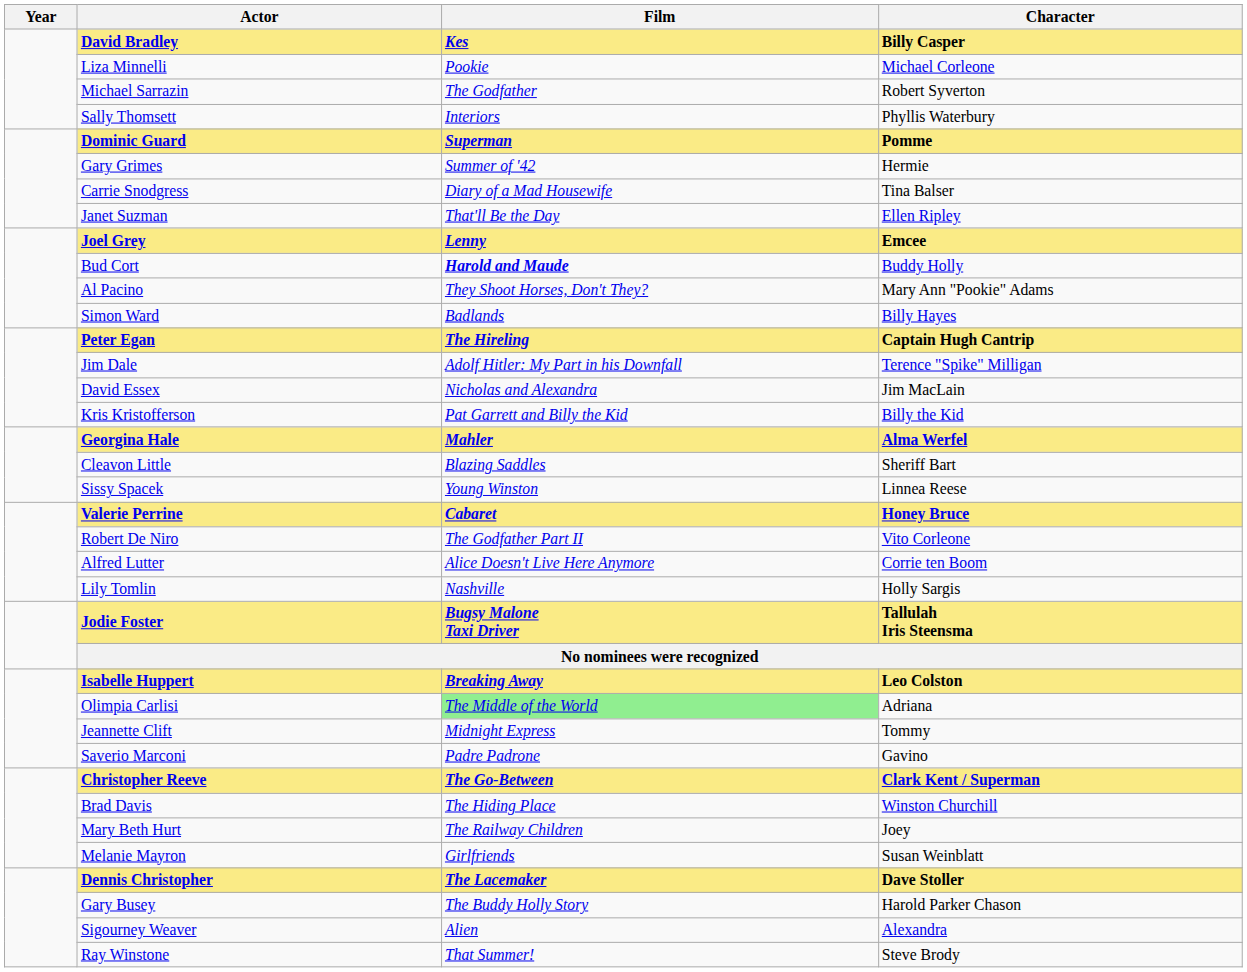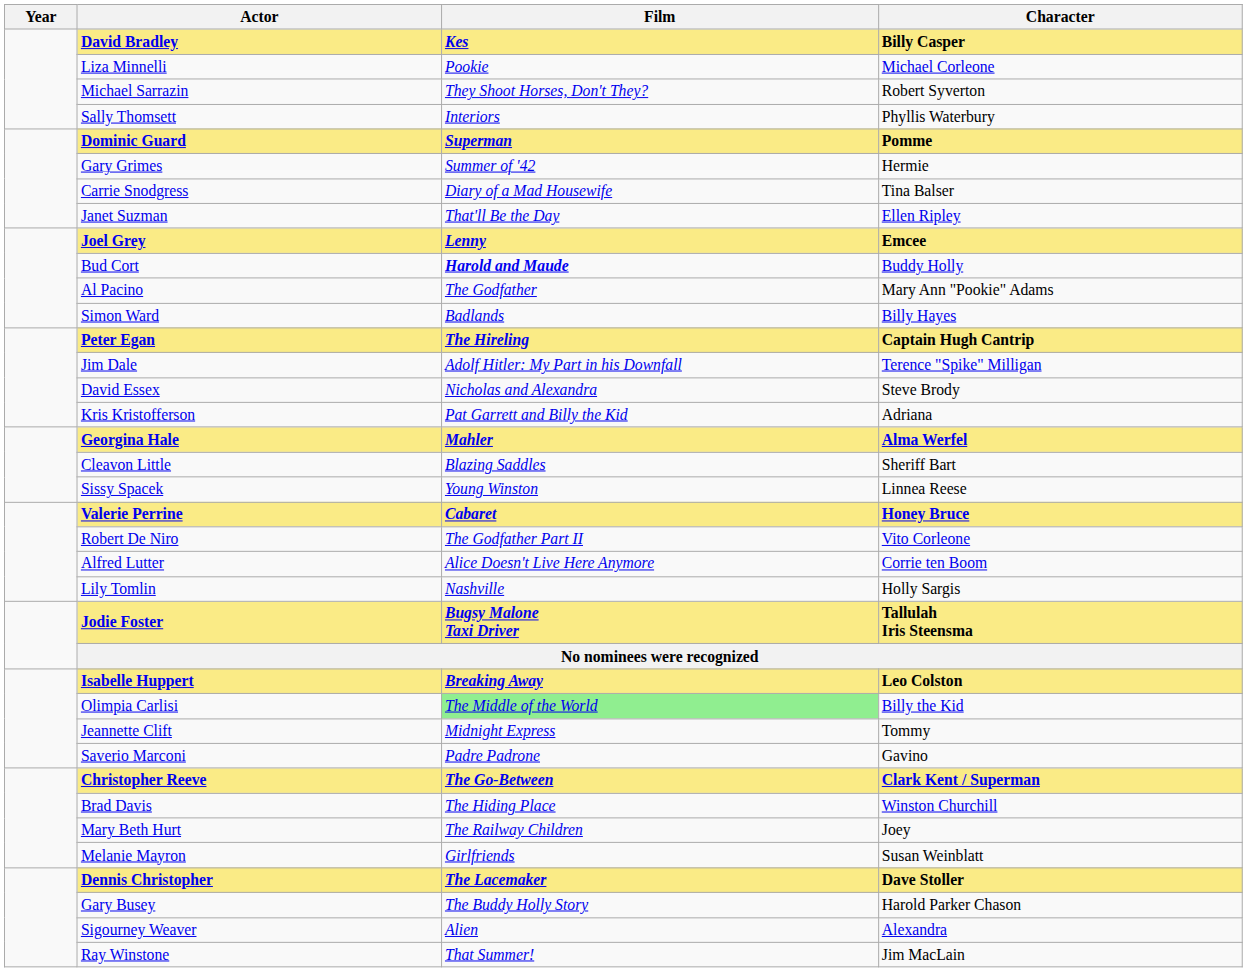(491, 91) The Godfather -> (547, 91) They Shoot Horses, Don't They?
(547, 290) They Shoot Horses, Don't They? -> (491, 290) The Godfather
(923, 389) Jim MacLain -> (921, 389) Steve Brody
(923, 414) Billy the Kid -> (907, 414) Adriana
(907, 705) Adriana -> (923, 705) Billy the Kid
(921, 954) Steve Brody -> (923, 954) Jim MacLain
